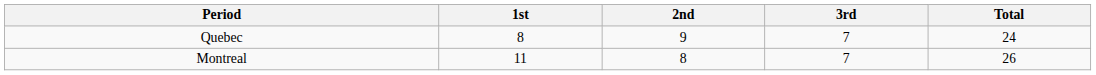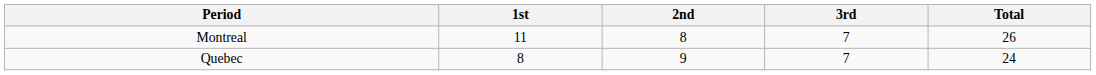rows swapped: (222, 37) <-> (222, 59)
